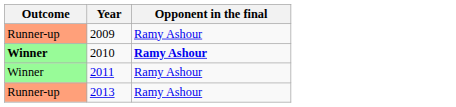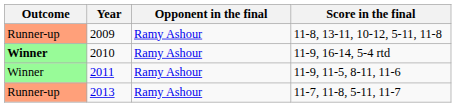+ column: (371, 14)
(171, 53) bold -> (168, 53) normal
